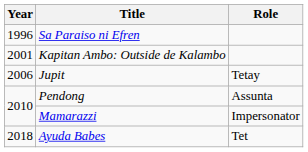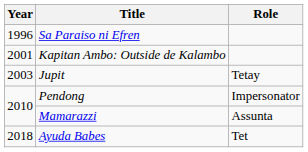(20, 75) 2006 -> (20, 75) 2003
(252, 95) Assunta -> (266, 95) Impersonator
(266, 116) Impersonator -> (252, 116) Assunta
